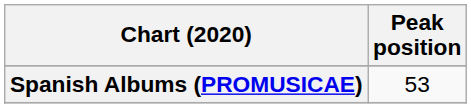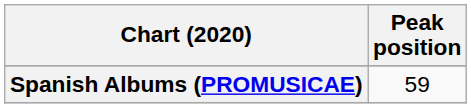(417, 84) 53 -> (417, 84) 59
